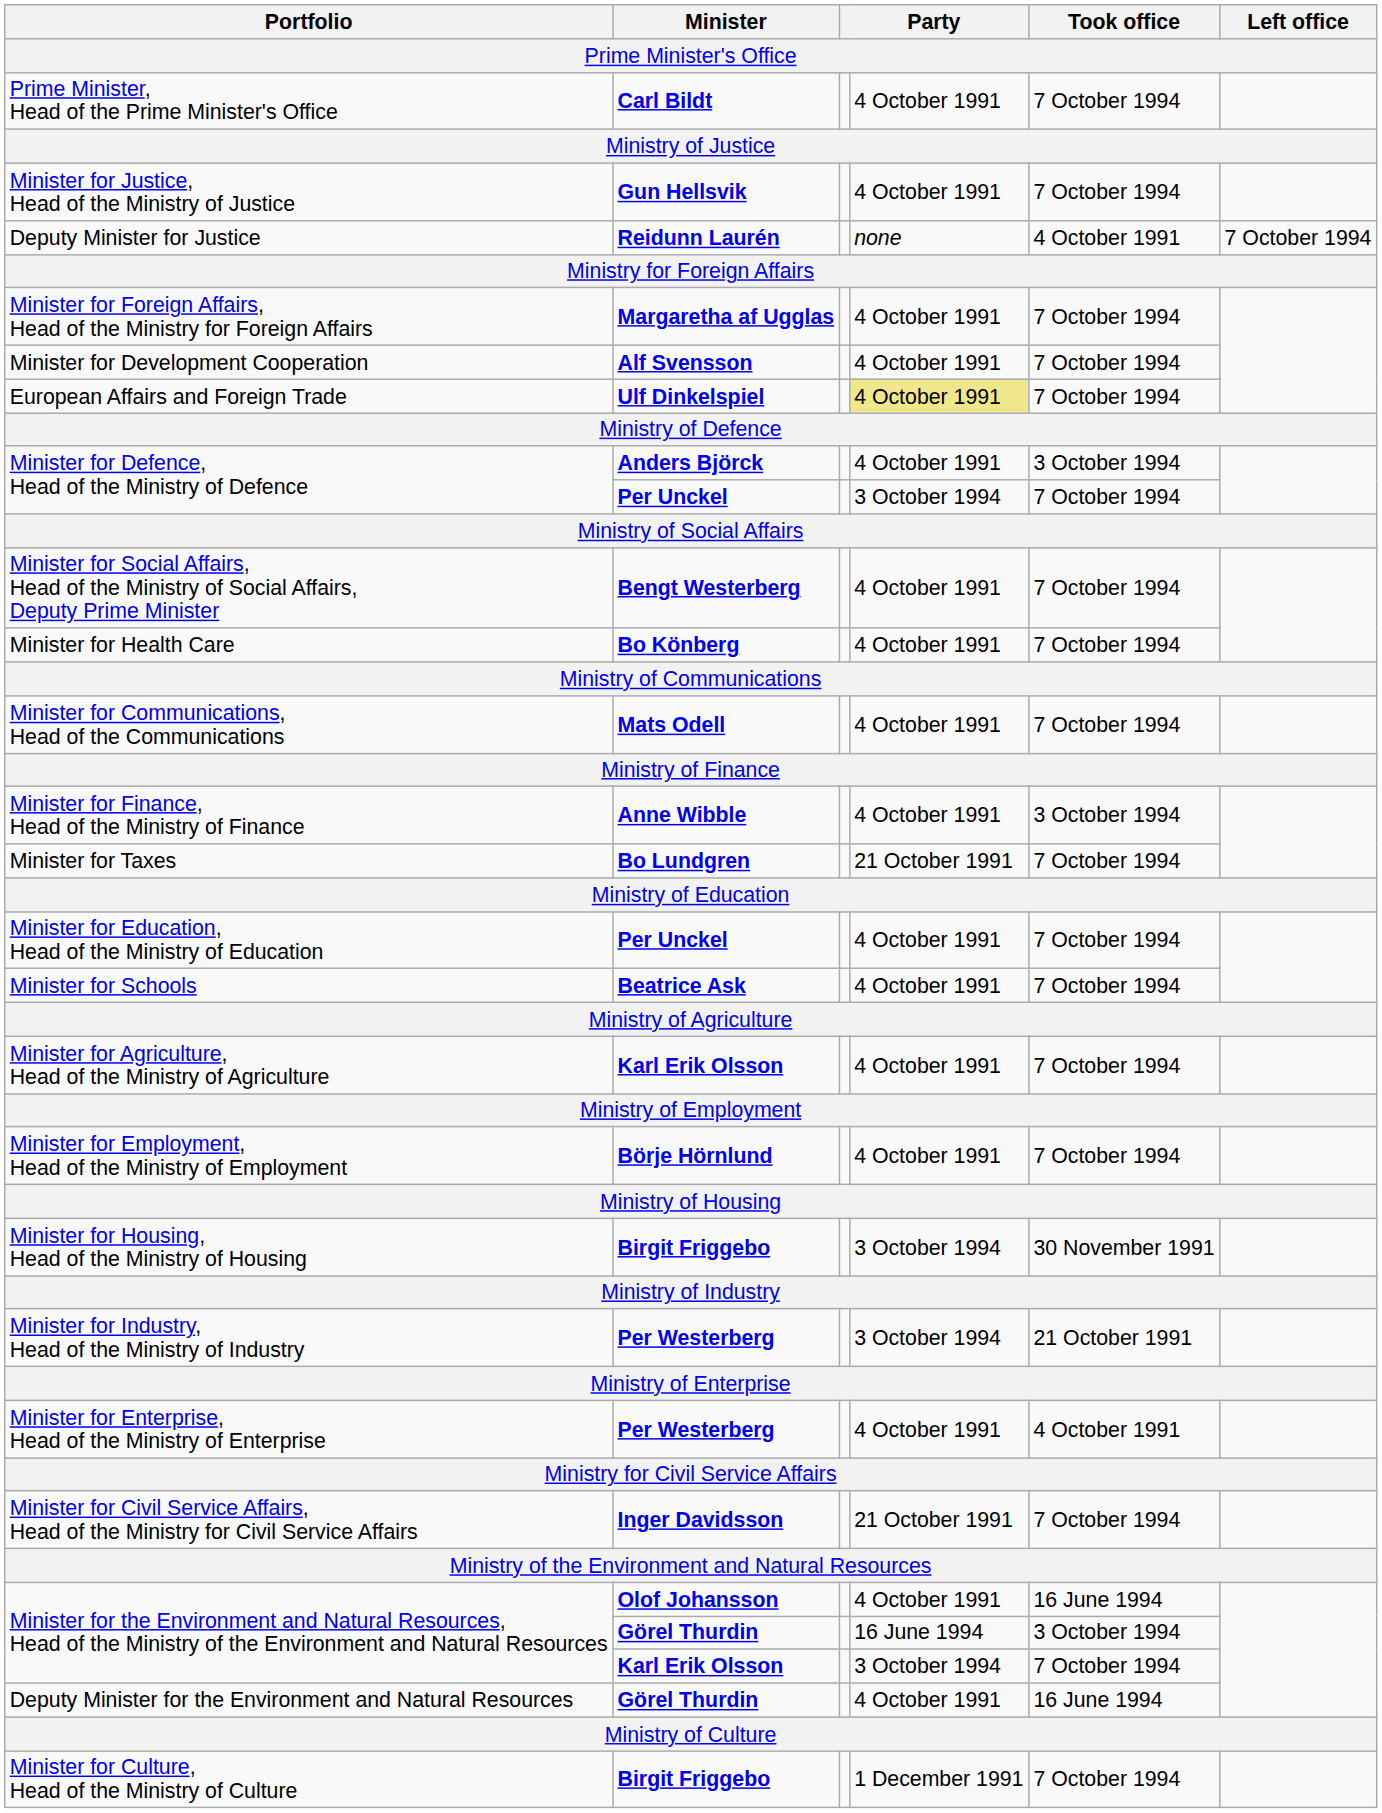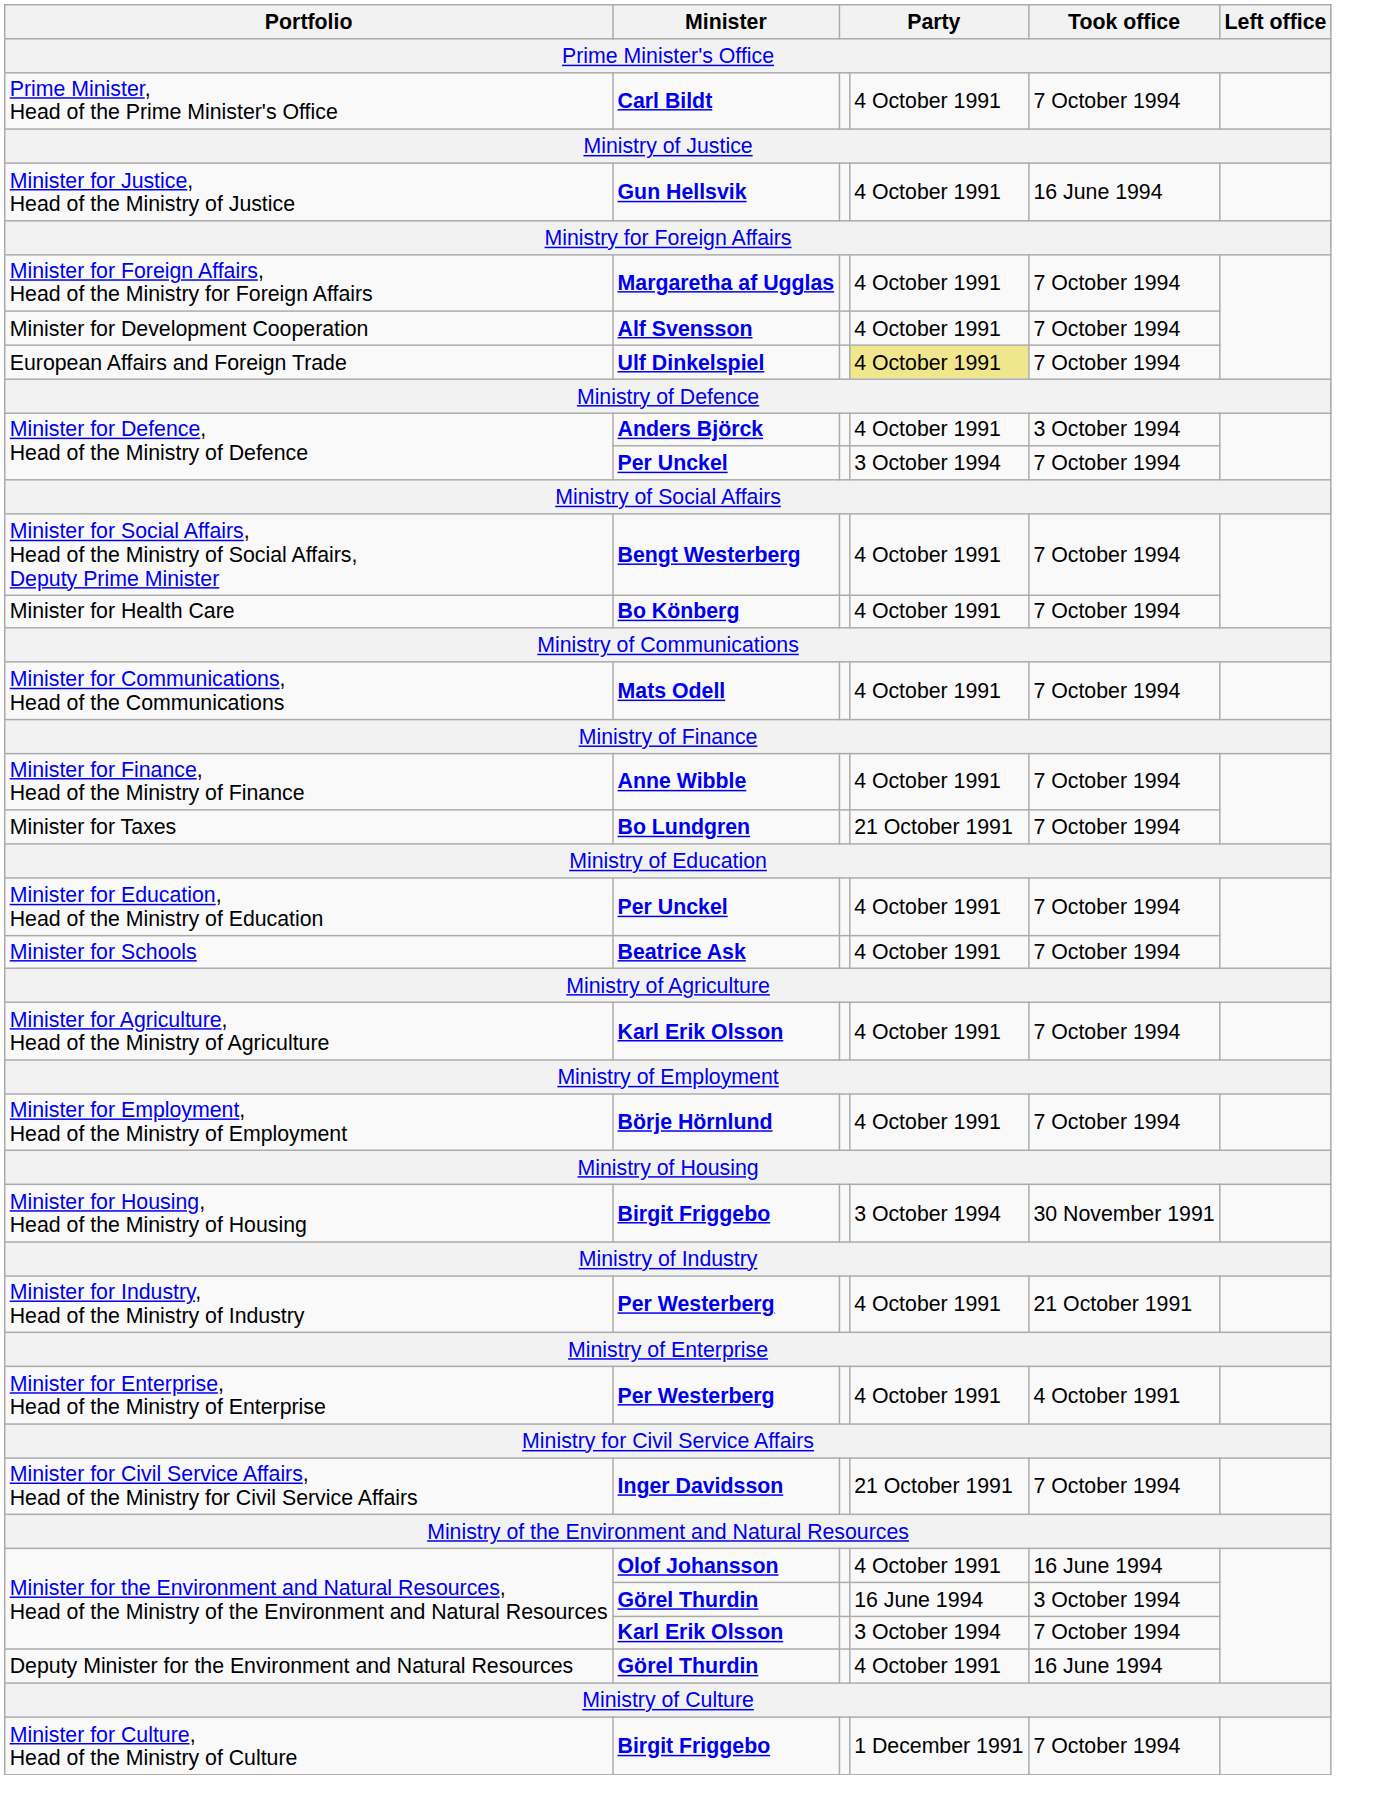(1107, 192) 7 October 1994 -> (1098, 192) 16 June 1994
- row: (135, 238)
(1107, 816) 3 October 1994 -> (1107, 782) 7 October 1994
(928, 1338) 3 October 1994 -> (928, 1304) 4 October 1991
